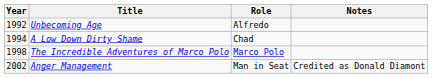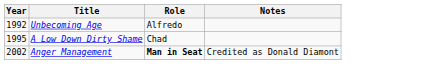(17, 39) 1994 -> (17, 39) 1995
- row: (130, 53)
(261, 66) normal -> (175, 53) bold
